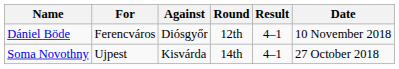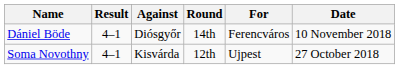columns swapped: (125, 14) <-> (272, 14)
(231, 34) 12th -> (204, 34) 14th
(231, 53) 14th -> (204, 53) 12th
